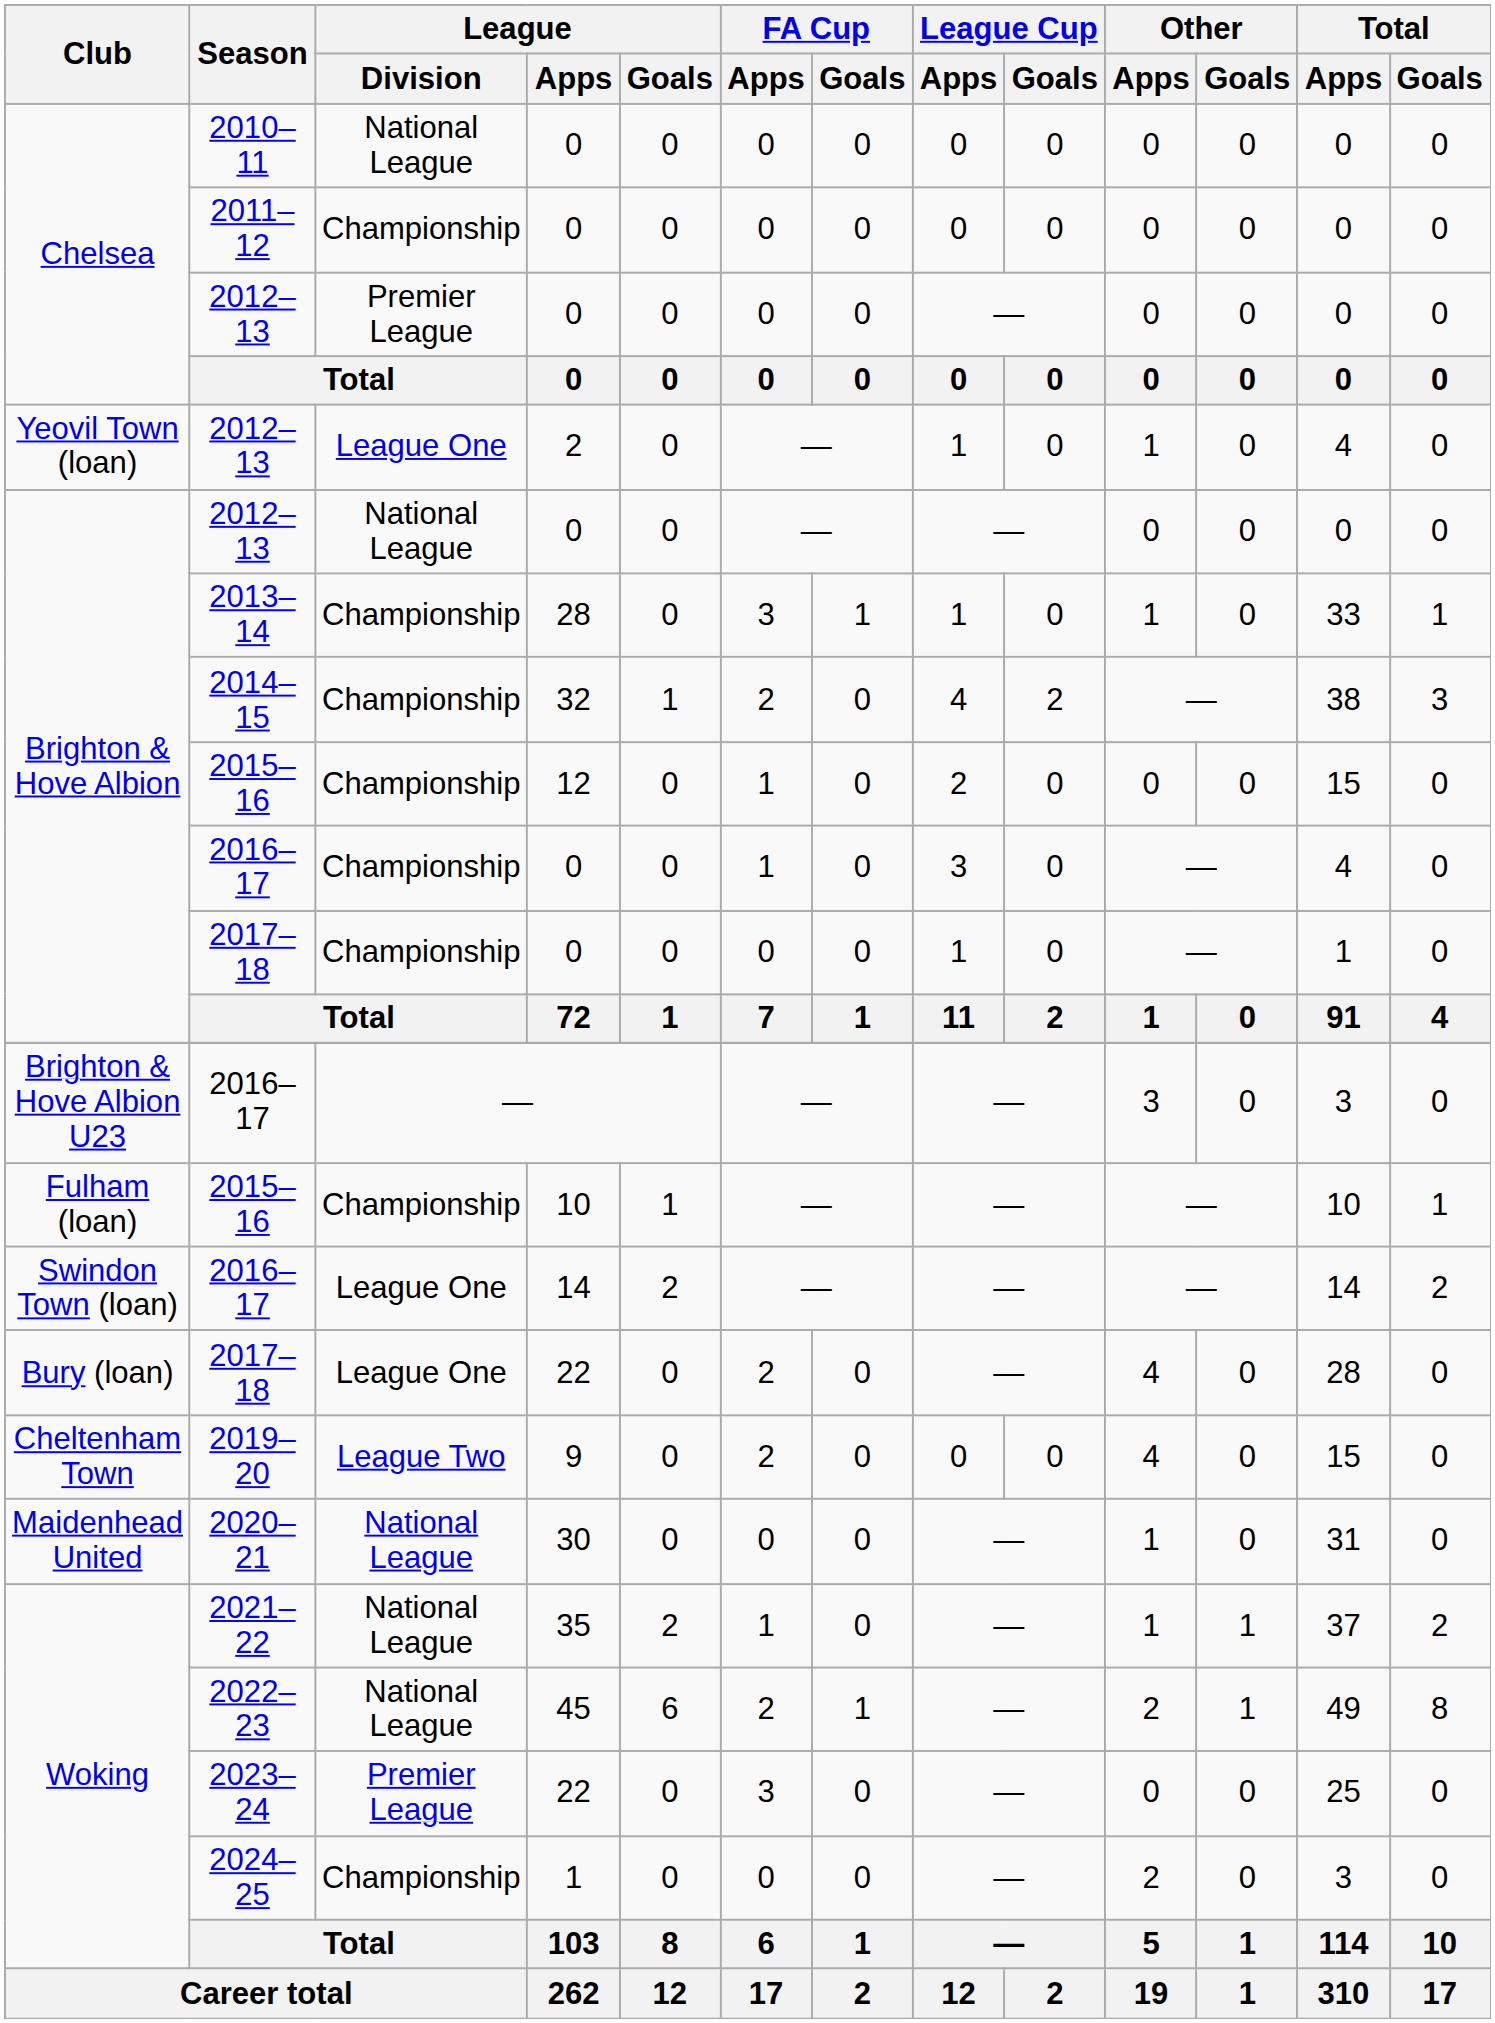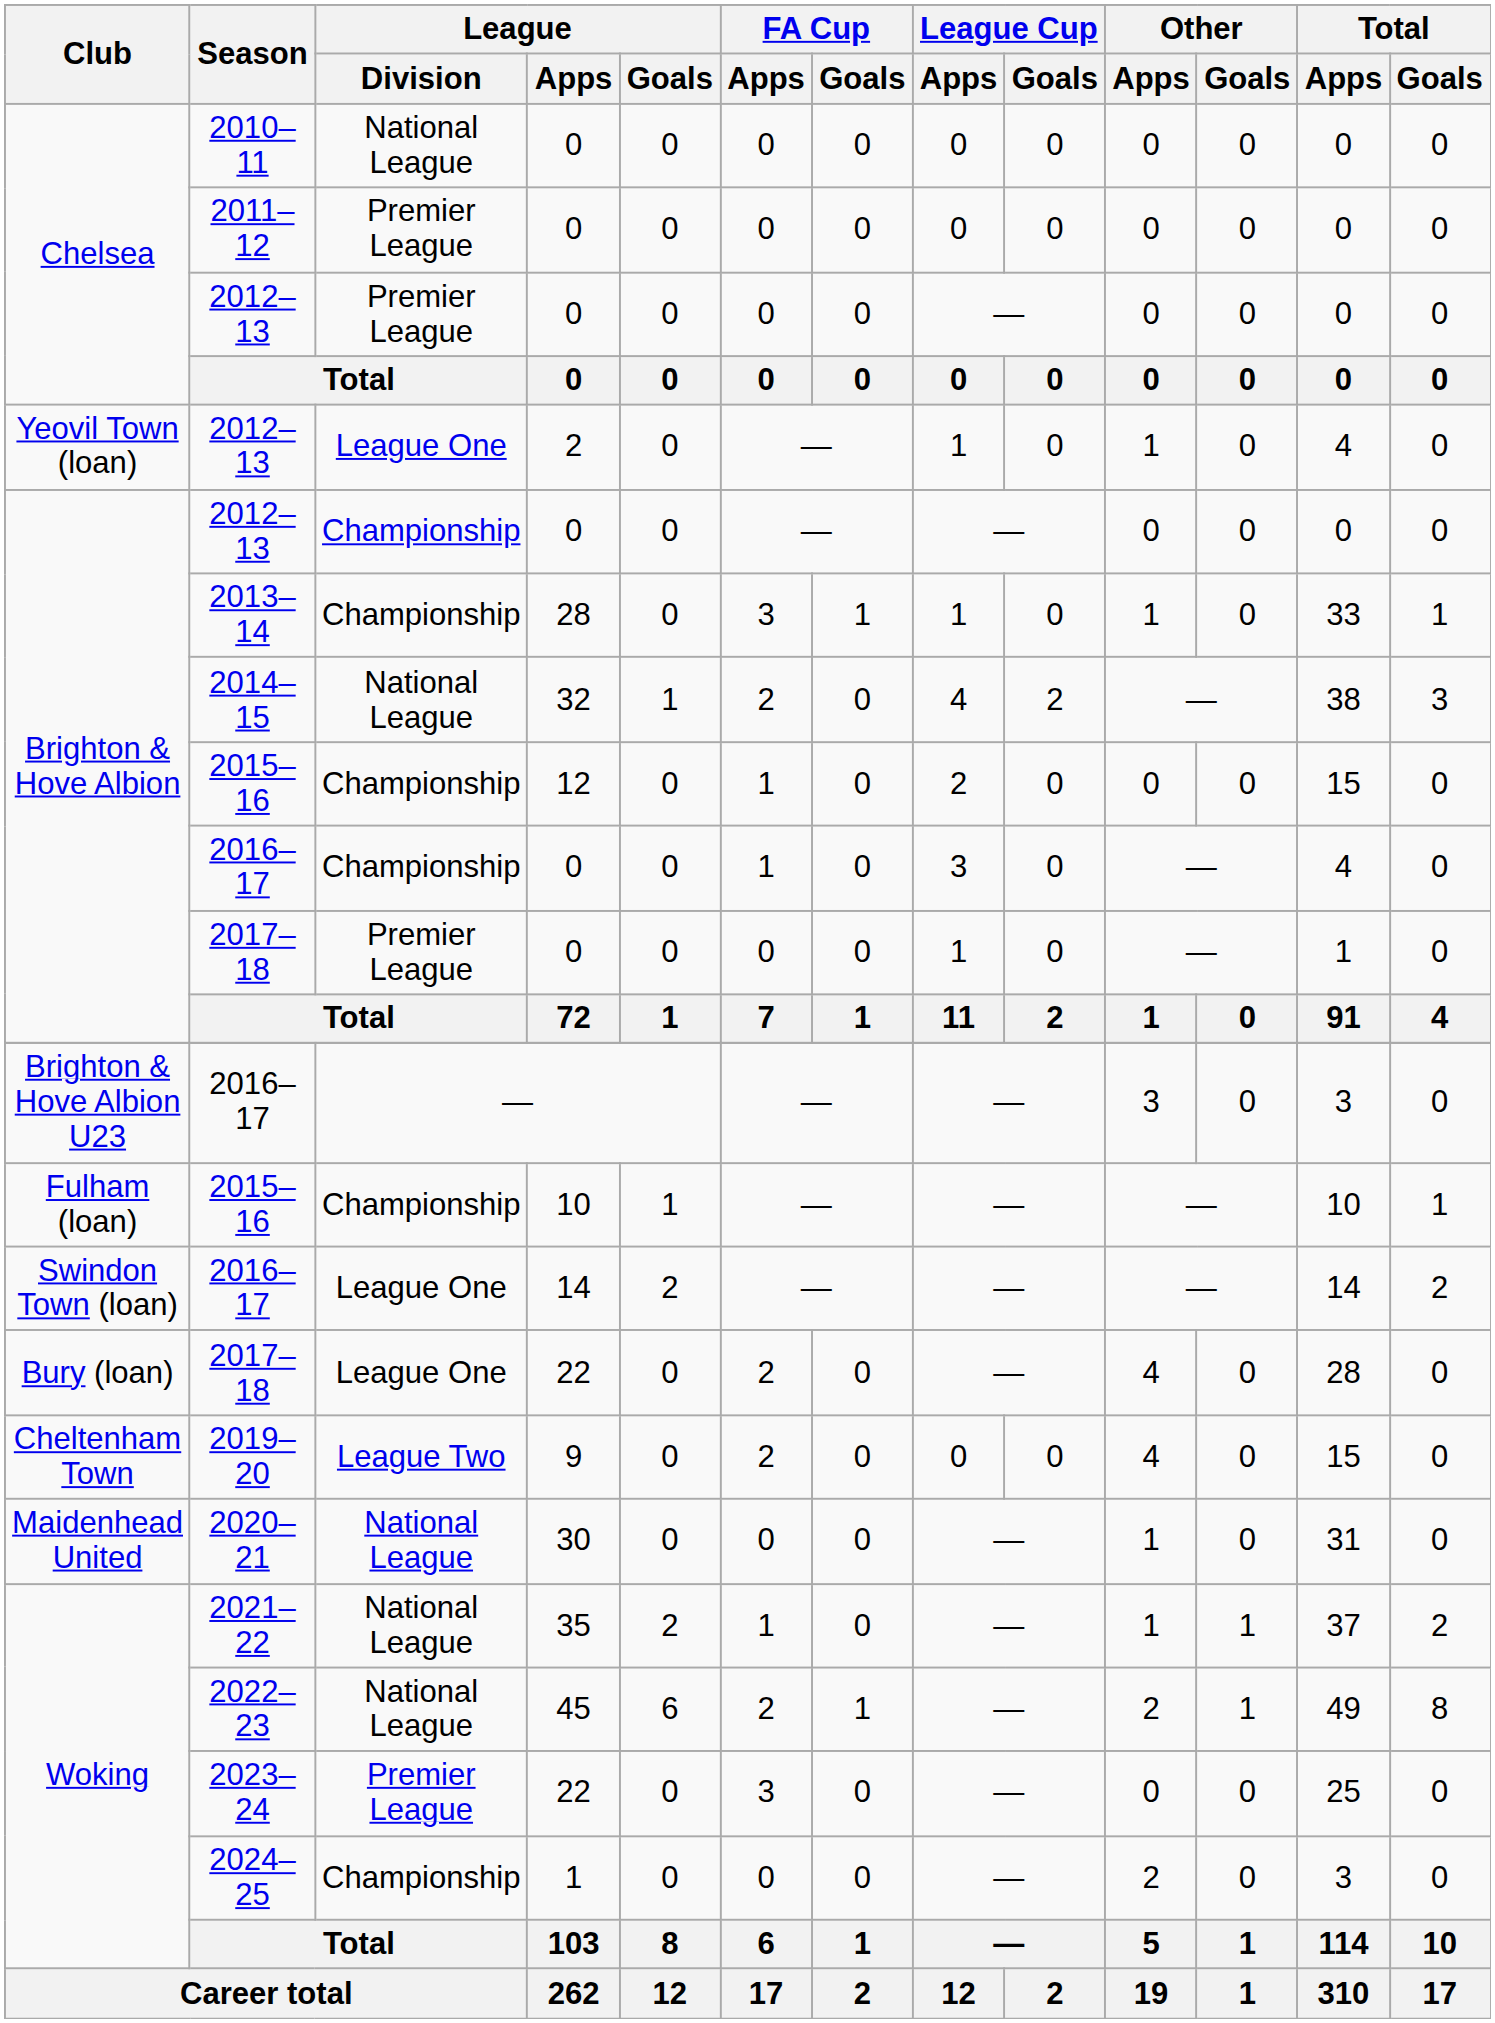(421, 229) Championship -> (421, 229) Premier League
(421, 530) National League -> (421, 530) Championship
(421, 699) Championship -> (421, 699) National League
(421, 951) Championship -> (421, 951) Premier League
